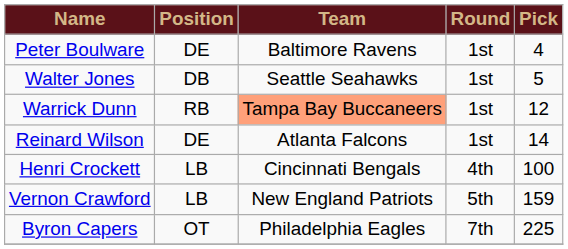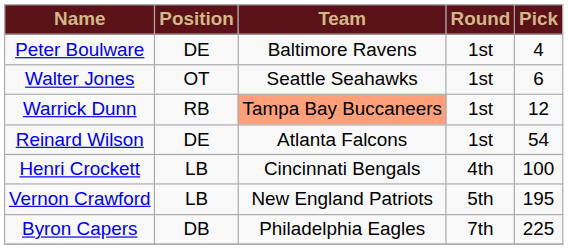(197, 79) DB -> (197, 79) OT
(538, 79) 5 -> (538, 79) 6
(538, 139) 14 -> (538, 139) 54
(538, 199) 159 -> (538, 199) 195
(197, 229) OT -> (197, 229) DB
